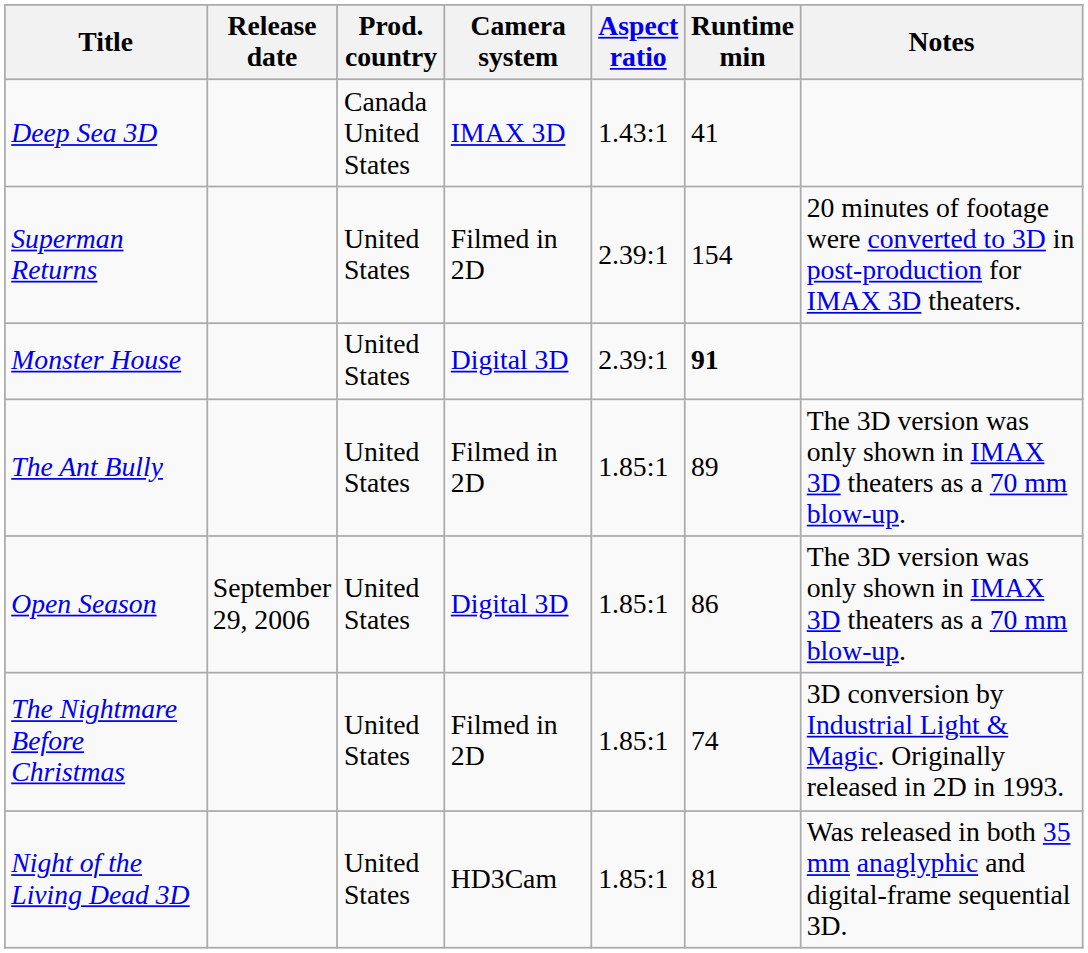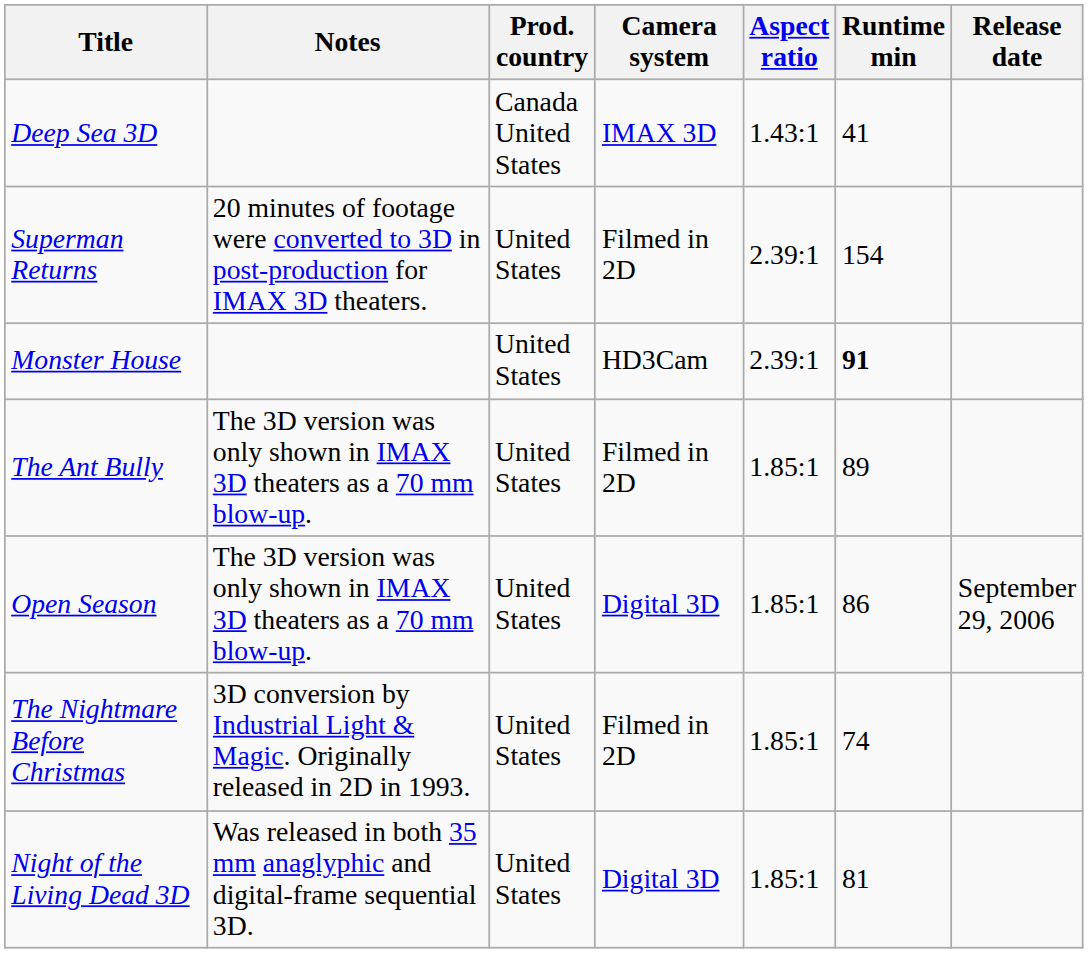columns swapped: (272, 42) <-> (942, 42)
(510, 360) Digital 3D -> (655, 360) HD3Cam
(504, 878) HD3Cam -> (661, 878) Digital 3D
